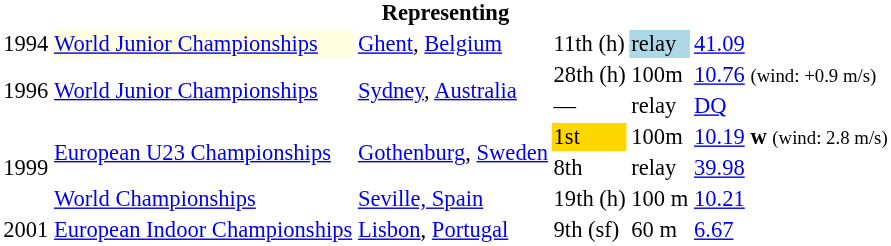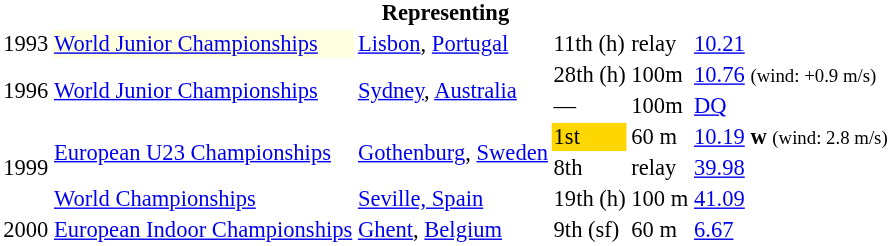(26, 43) 1994 -> (26, 43) 1993
(430, 43) Ghent, Belgium -> (433, 43) Lisbon, Portugal
(654, 43) lightblue background -> (654, 43) no background
(719, 43) 41.09 -> (719, 43) 10.21
(654, 105) relay -> (657, 105) 100m
(657, 136) 100m -> (654, 136) 60 m
(719, 198) 10.21 -> (719, 198) 41.09
(26, 229) 2001 -> (26, 229) 2000
(433, 229) Lisbon, Portugal -> (430, 229) Ghent, Belgium
